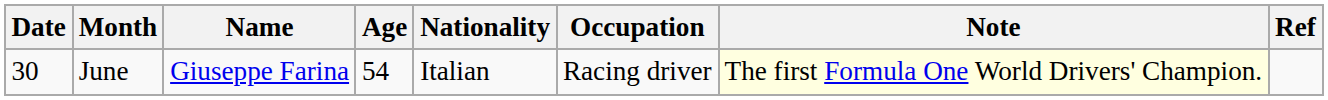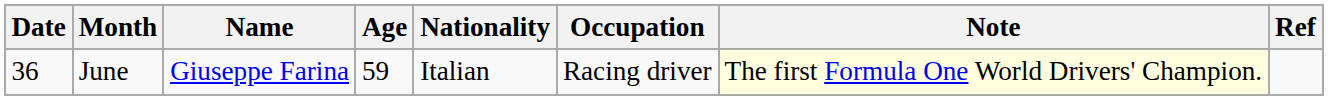(25, 71) 30 -> (25, 71) 36
(376, 71) 54 -> (376, 71) 59
